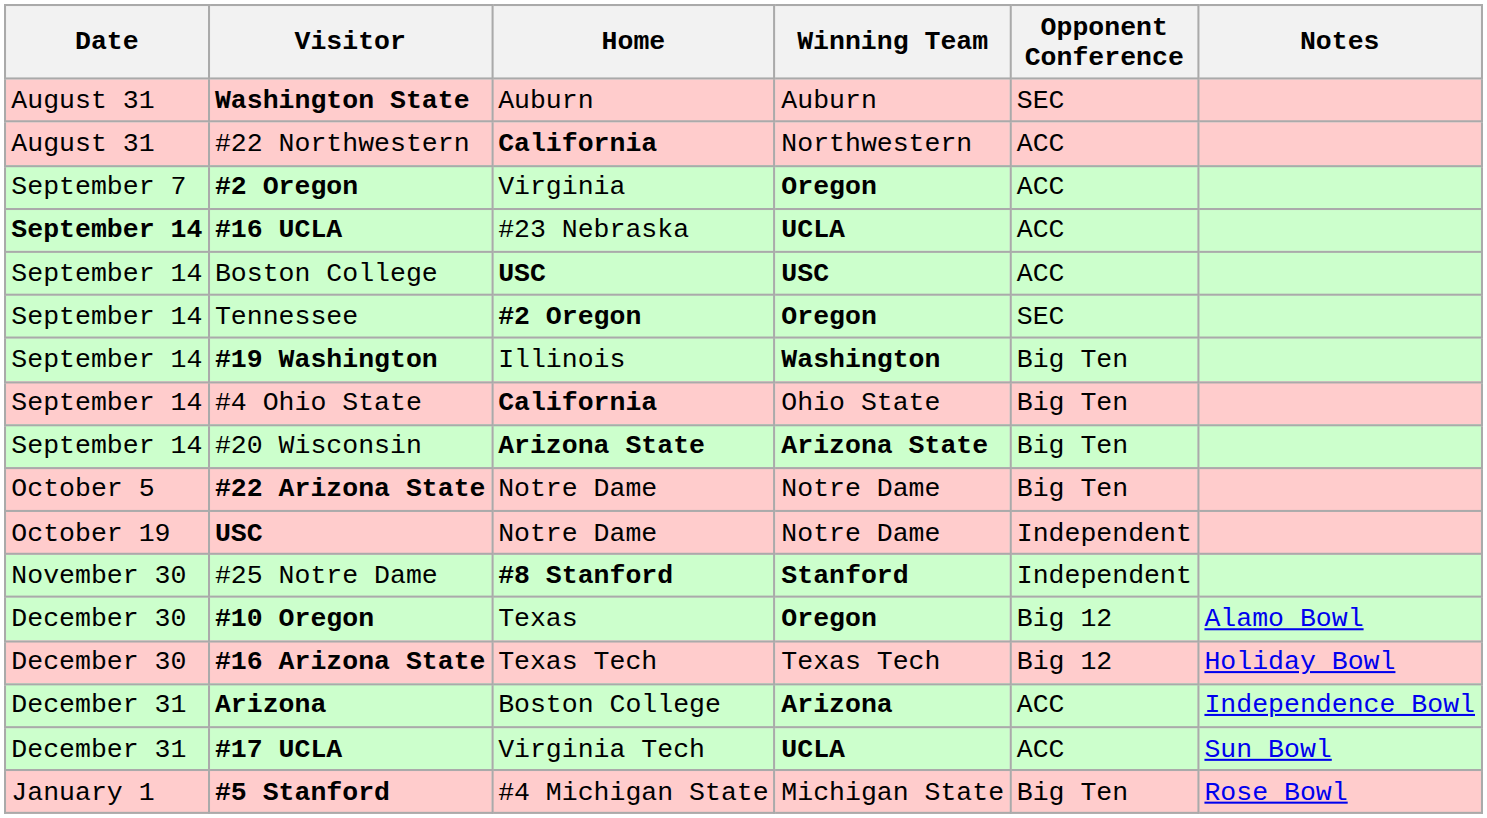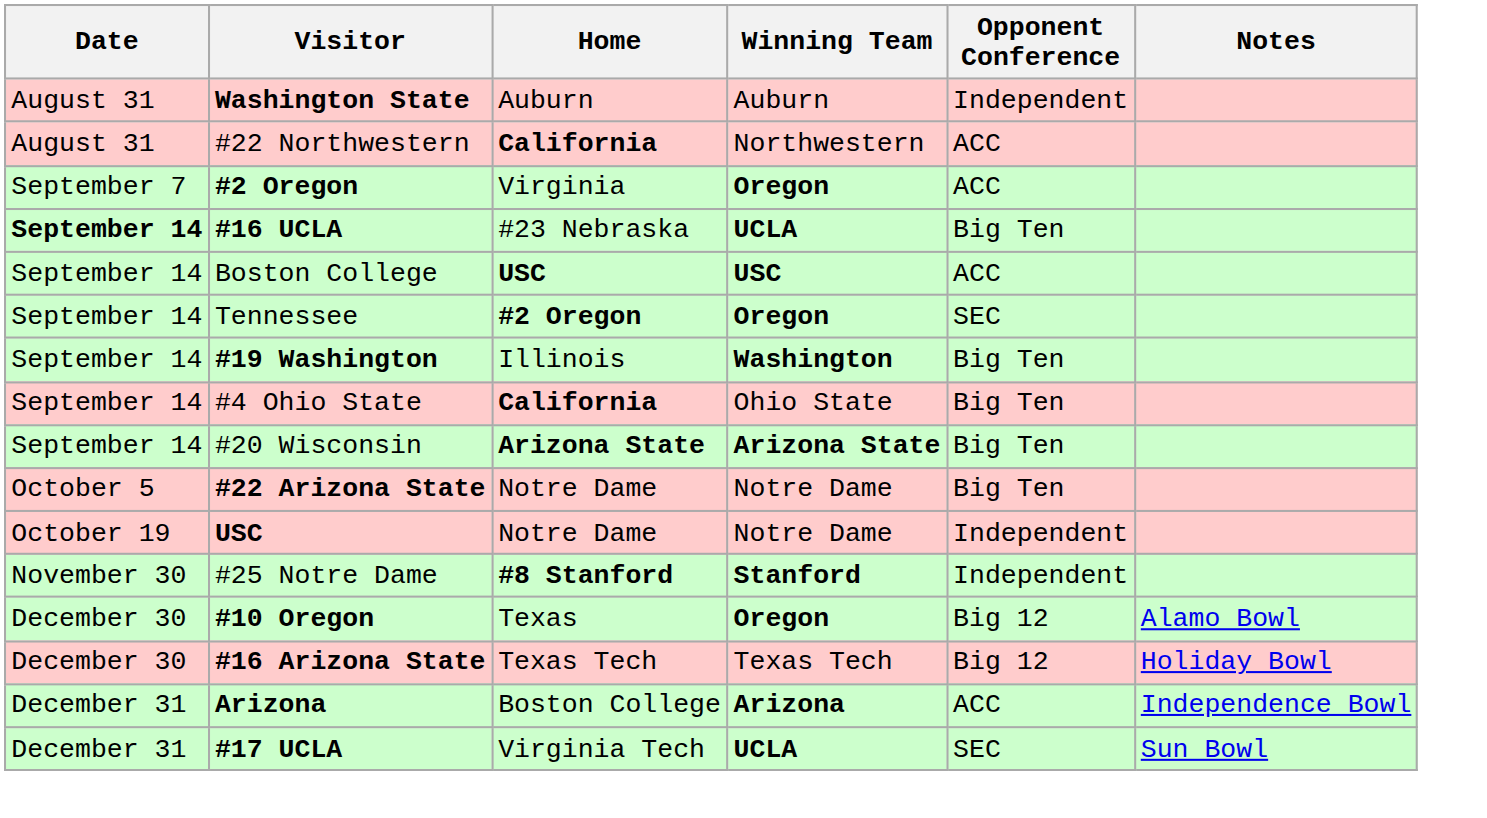(1041, 100) SEC -> (1041, 100) Independent
(1041, 230) ACC -> (1009, 230) Big Ten
(1041, 749) ACC -> (977, 749) SEC
- row: (302, 792)
